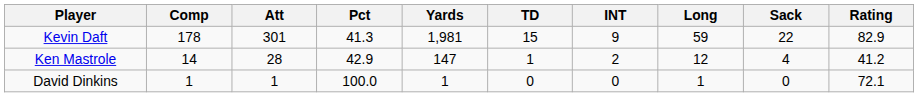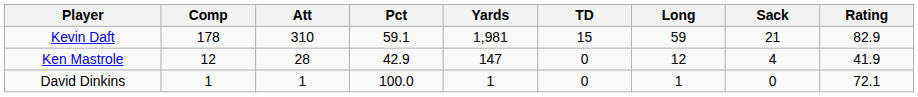- column: (615, 16)
(274, 37) 301 -> (302, 37) 310
(360, 37) 41.3 -> (396, 37) 59.1
(786, 37) 22 -> (773, 37) 21
(189, 59) 14 -> (208, 59) 12
(530, 59) 1 -> (584, 59) 0
(871, 59) 41.2 -> (867, 59) 41.9
